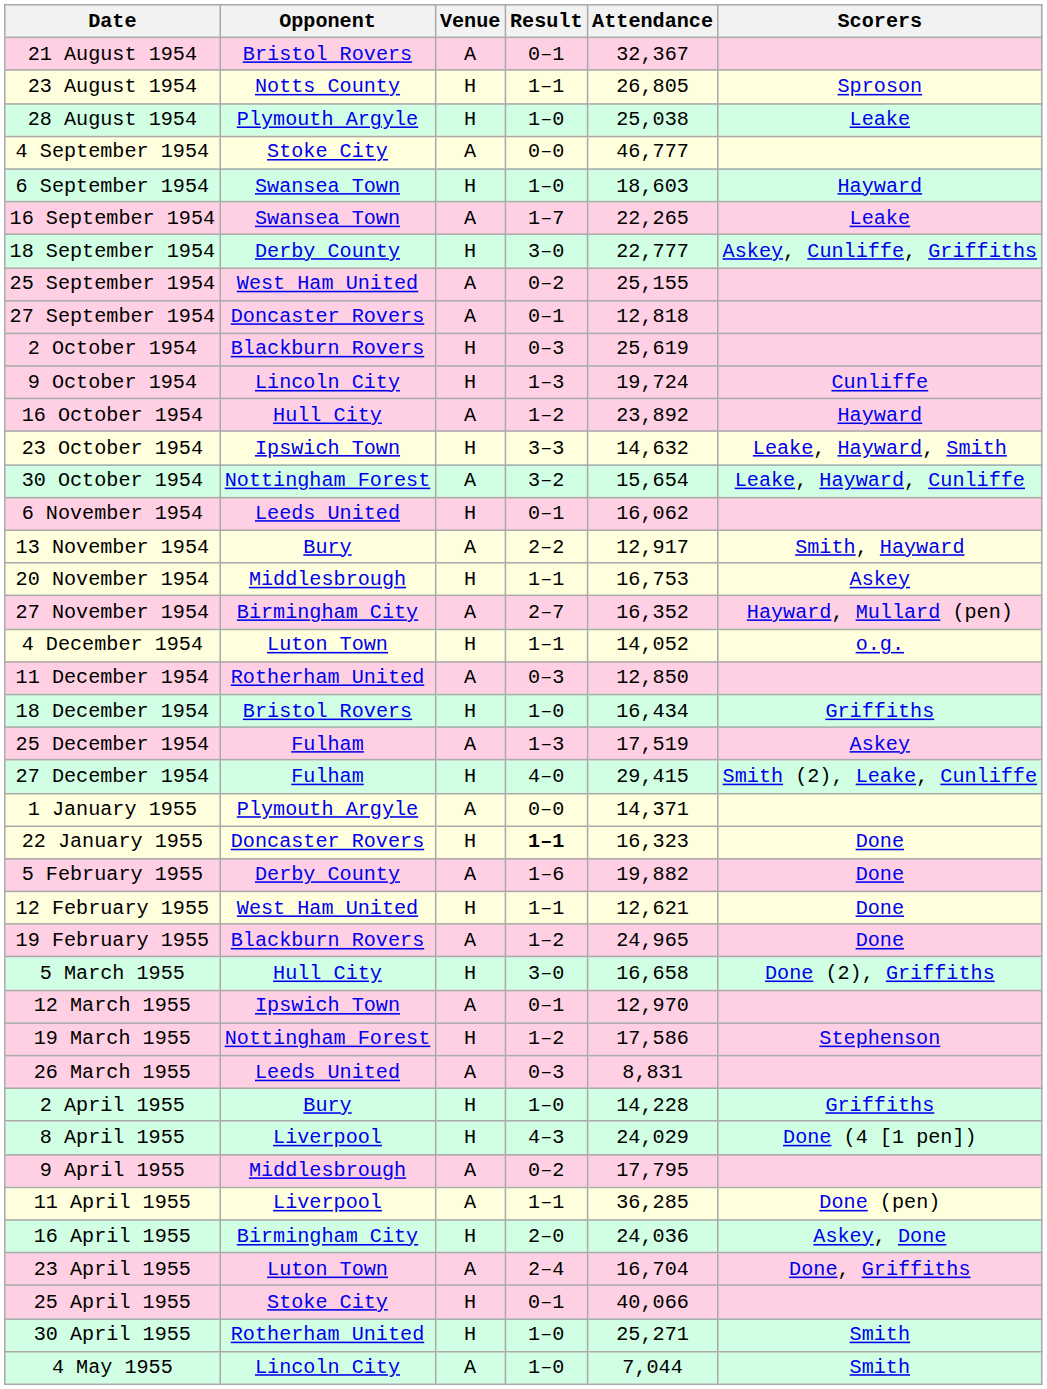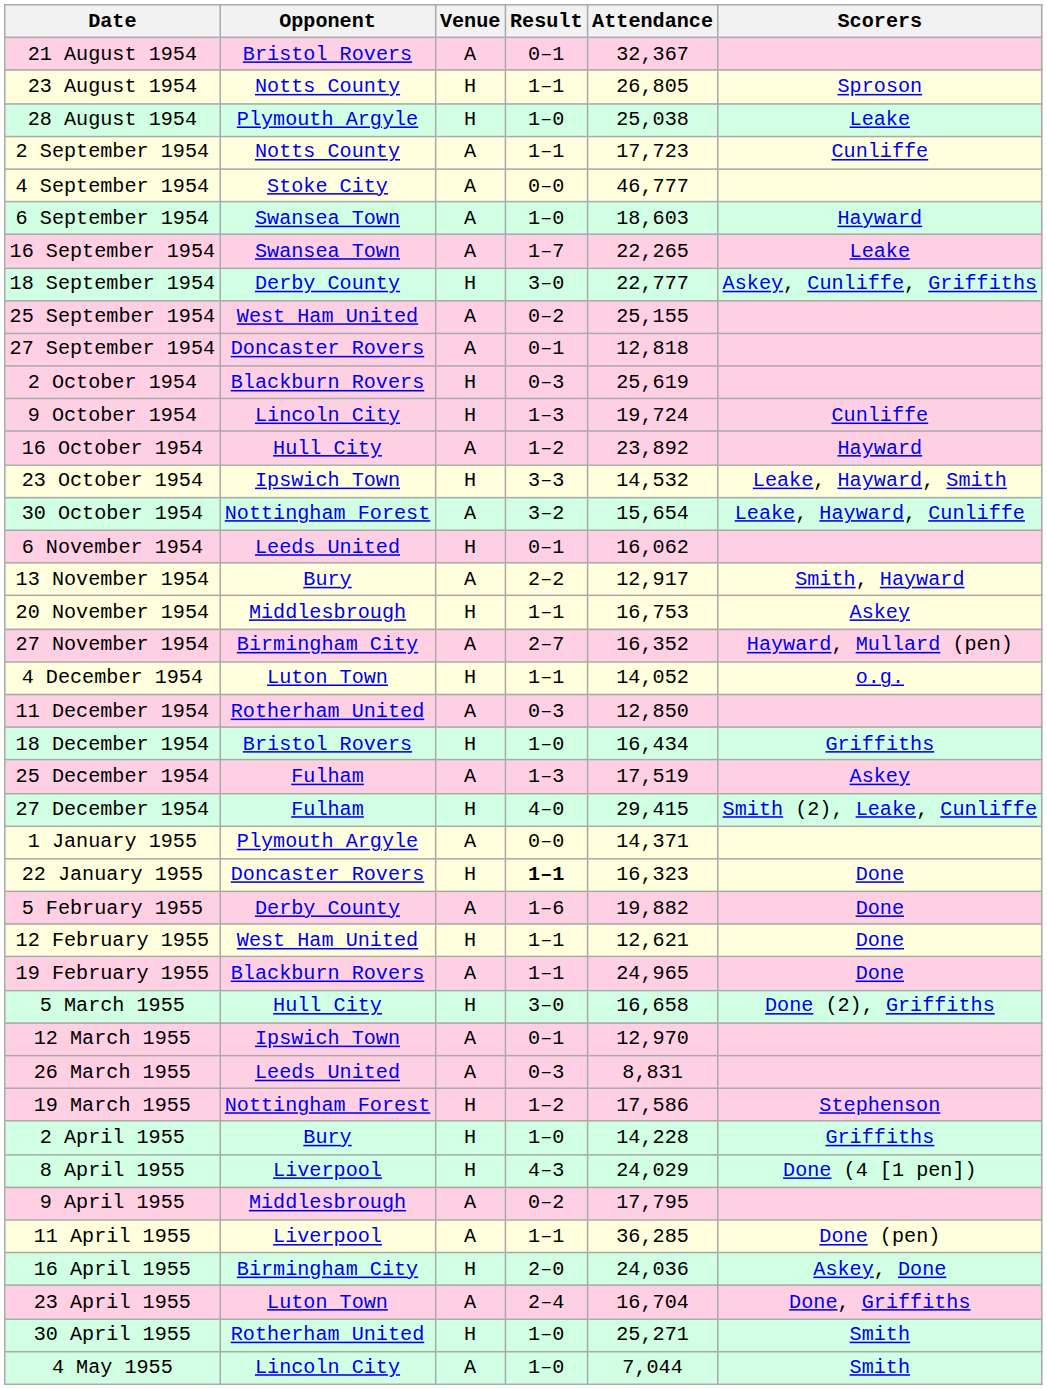+ row: (112, 153)
(470, 185) H -> (470, 218) A
(653, 448) 14,632 -> (653, 481) 14,532
(546, 941) 1–2 -> (546, 974) 1–1
rows swapped: (112, 1039) <-> (112, 1072)
- row: (112, 1302)
